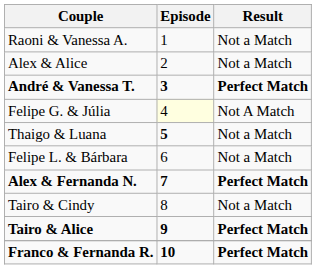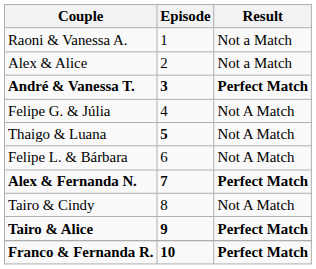(164, 110) lightyellow background -> (164, 110) no background
(255, 134) Not a Match -> (256, 134) Not A Match
(255, 157) Not a Match -> (256, 157) Not A Match
(255, 205) Not a Match -> (256, 205) Not A Match
